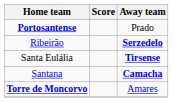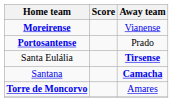+ row: (47, 27)
- row: (47, 43)
